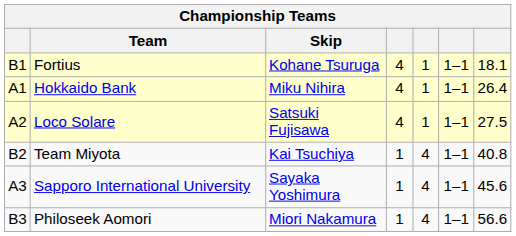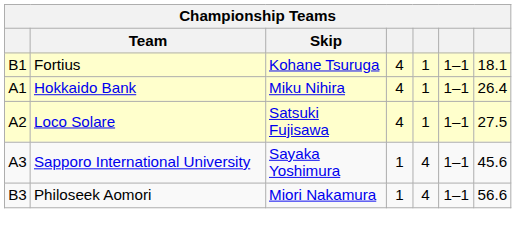- row: (77, 154)
